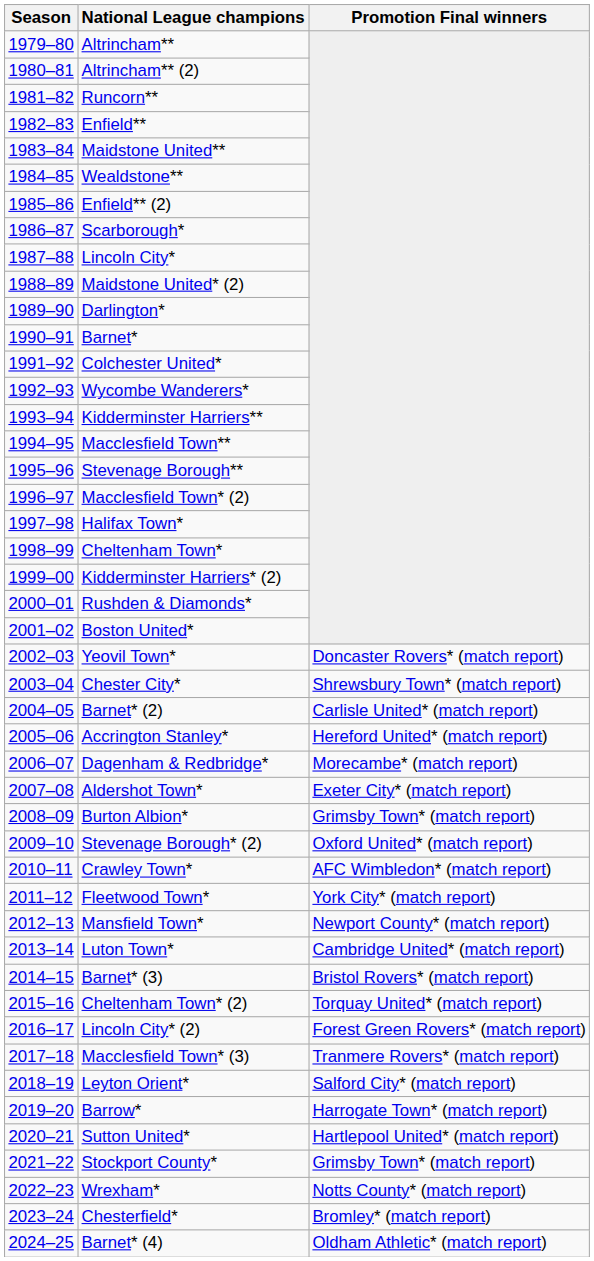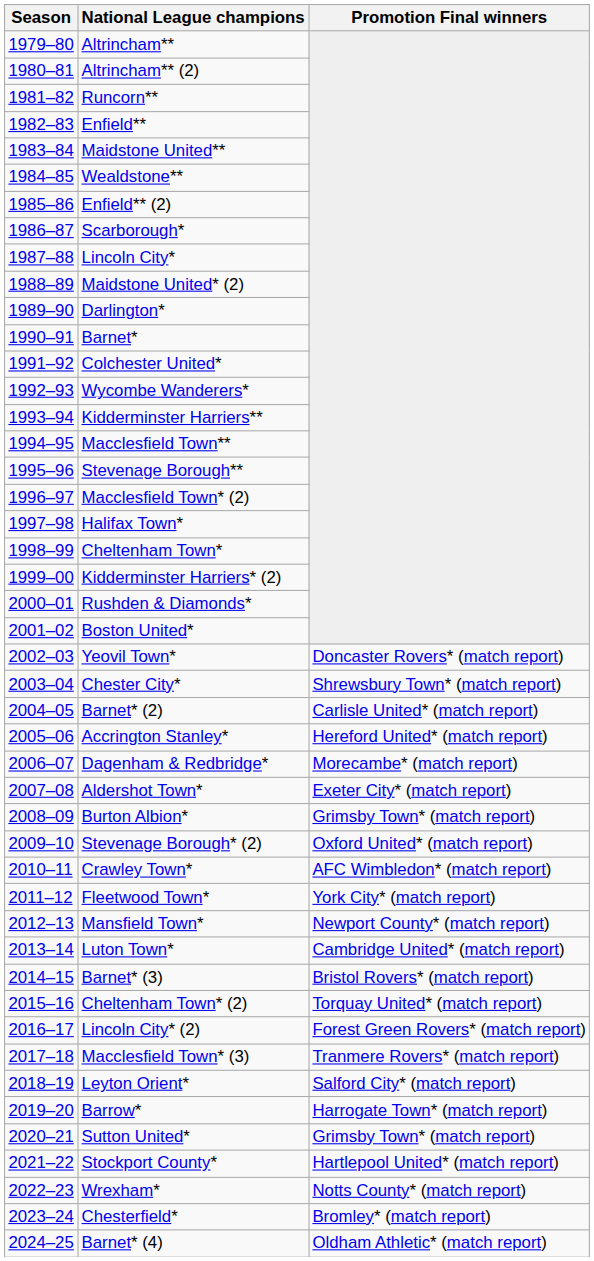(436, 1136) Hartlepool United* (match report) -> (424, 1136) Grimsby Town* (match report)
(424, 1163) Grimsby Town* (match report) -> (436, 1163) Hartlepool United* (match report)
